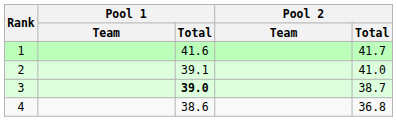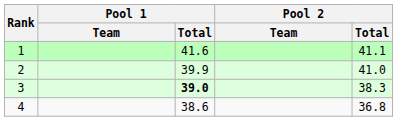(372, 51) 41.7 -> (372, 51) 41.1
(195, 70) 39.1 -> (195, 70) 39.9
(372, 88) 38.7 -> (372, 88) 38.3
